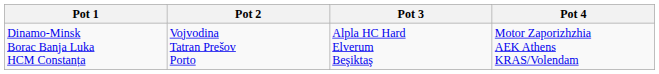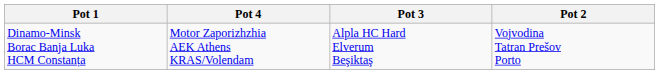columns swapped: (248, 14) <-> (573, 14)
